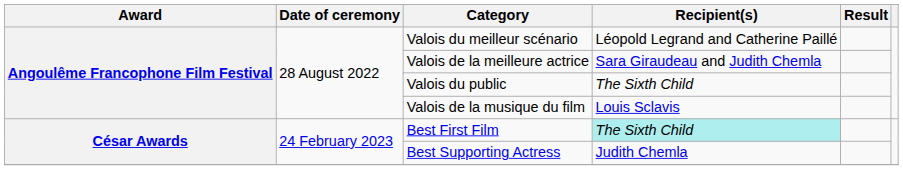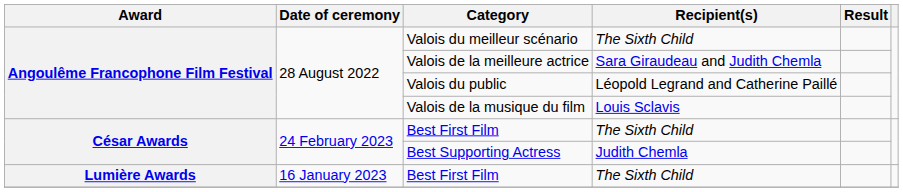(716, 38) Léopold Legrand and Catherine Paillé -> (644, 38) The Sixth Child
(644, 84) The Sixth Child -> (716, 84) Léopold Legrand and Catherine Paillé
(644, 130) paleturquoise background -> (644, 130) no background
+ row: (140, 175)
